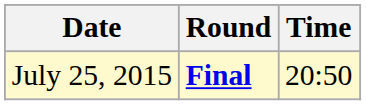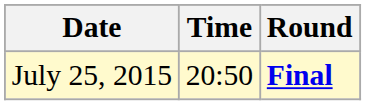columns swapped: (319, 27) <-> (229, 27)
